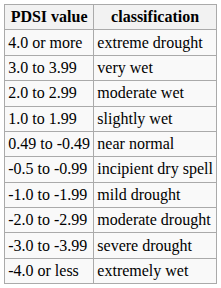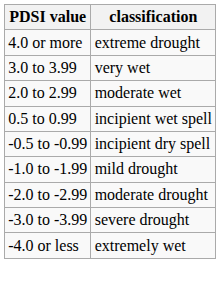- row: (42, 118)
+ row: (42, 118)
- row: (49, 144)
